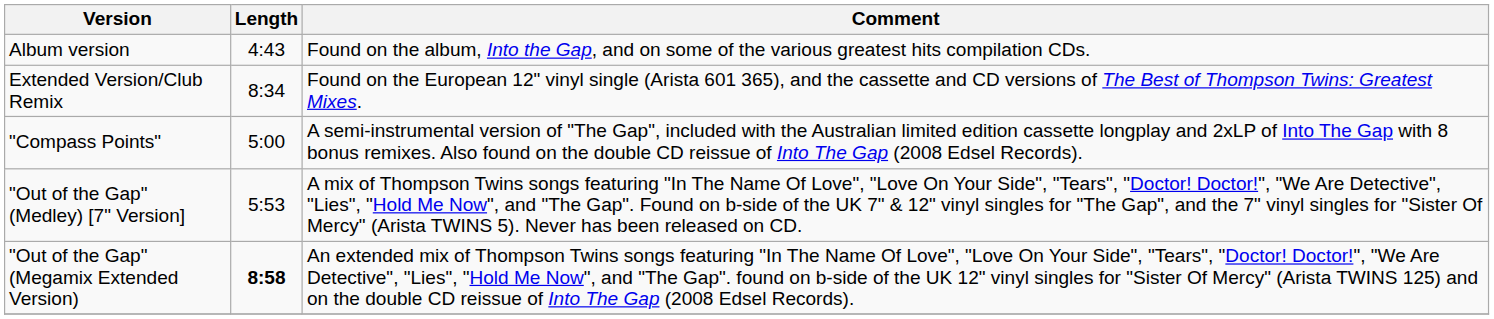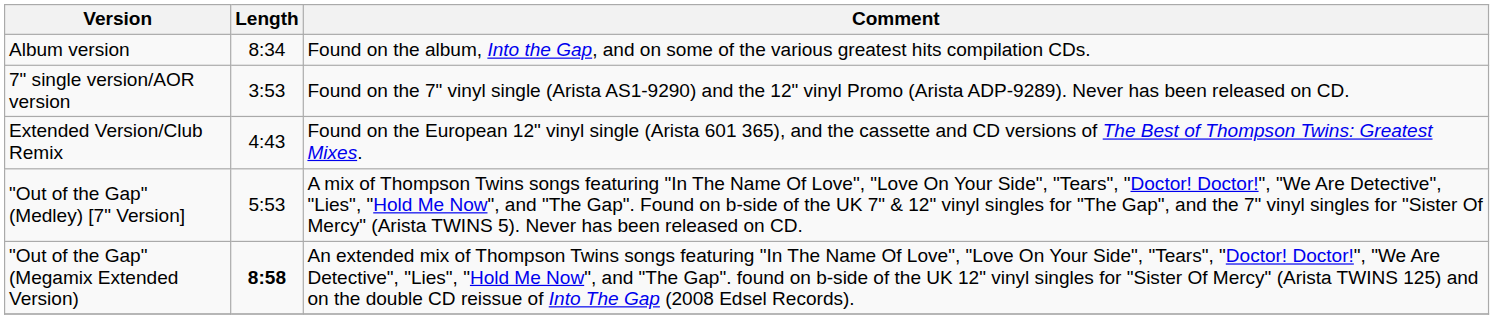(266, 49) 4:43 -> (267, 49) 8:34
+ row: (102, 90)
(266, 90) 8:34 -> (267, 142) 4:43
- row: (85, 142)
